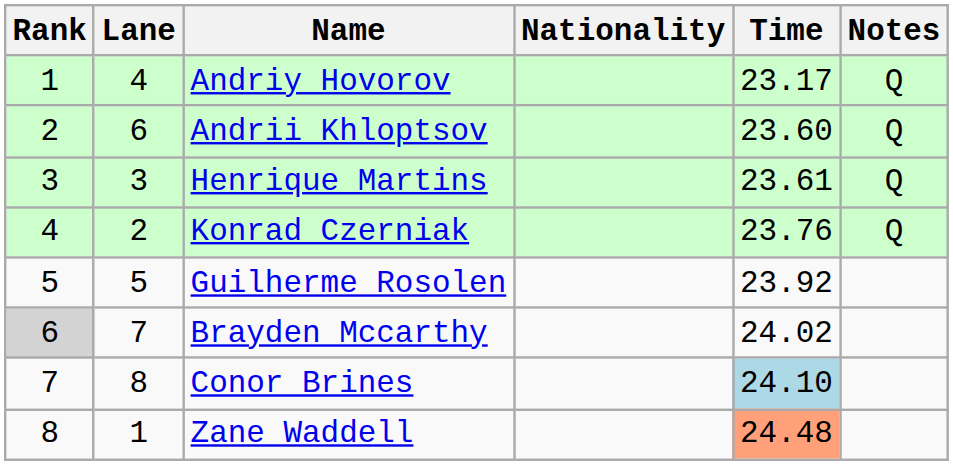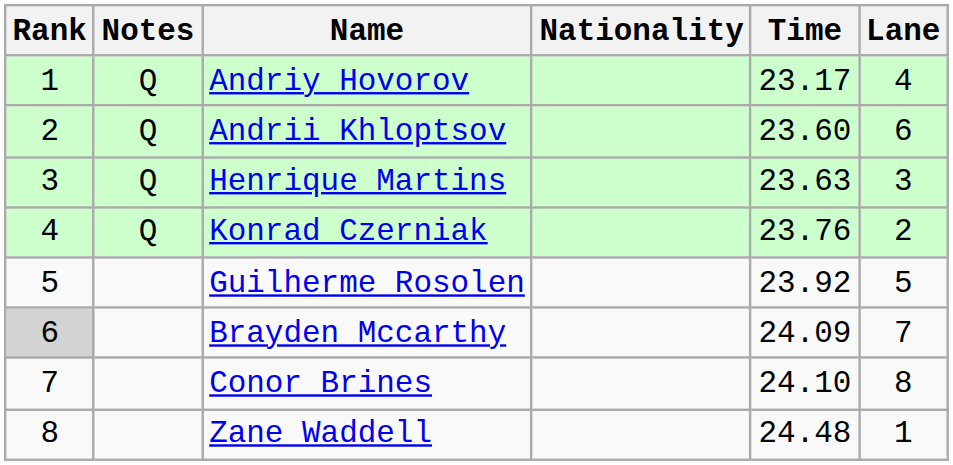columns swapped: (139, 30) <-> (894, 30)
(786, 182) 23.61 -> (805, 182) 23.63
(786, 333) 24.02 -> (805, 333) 24.09
(786, 383) lightblue background -> (805, 383) no background
(786, 434) lightsalmon background -> (805, 434) no background
